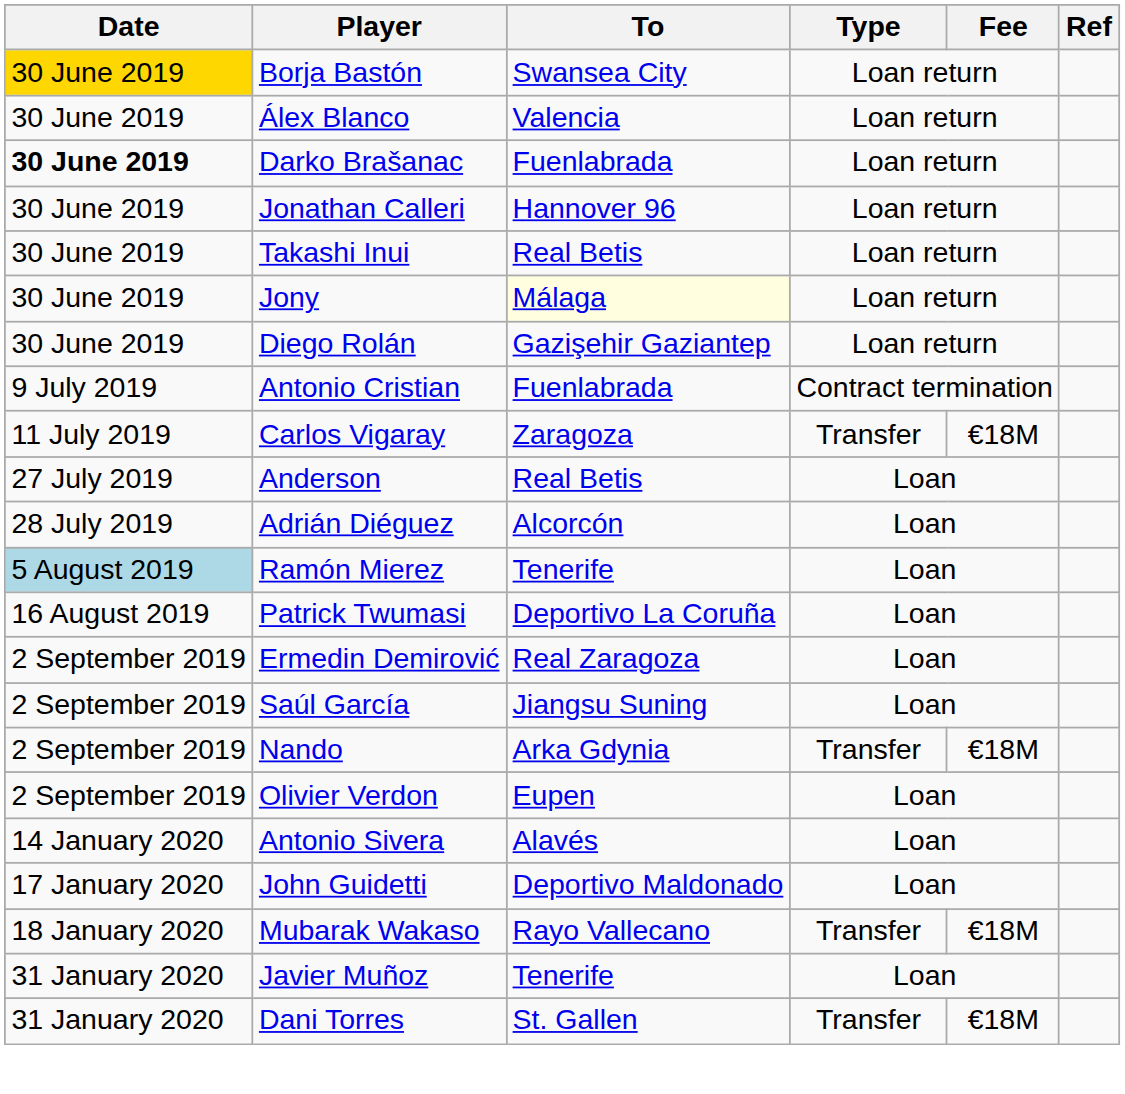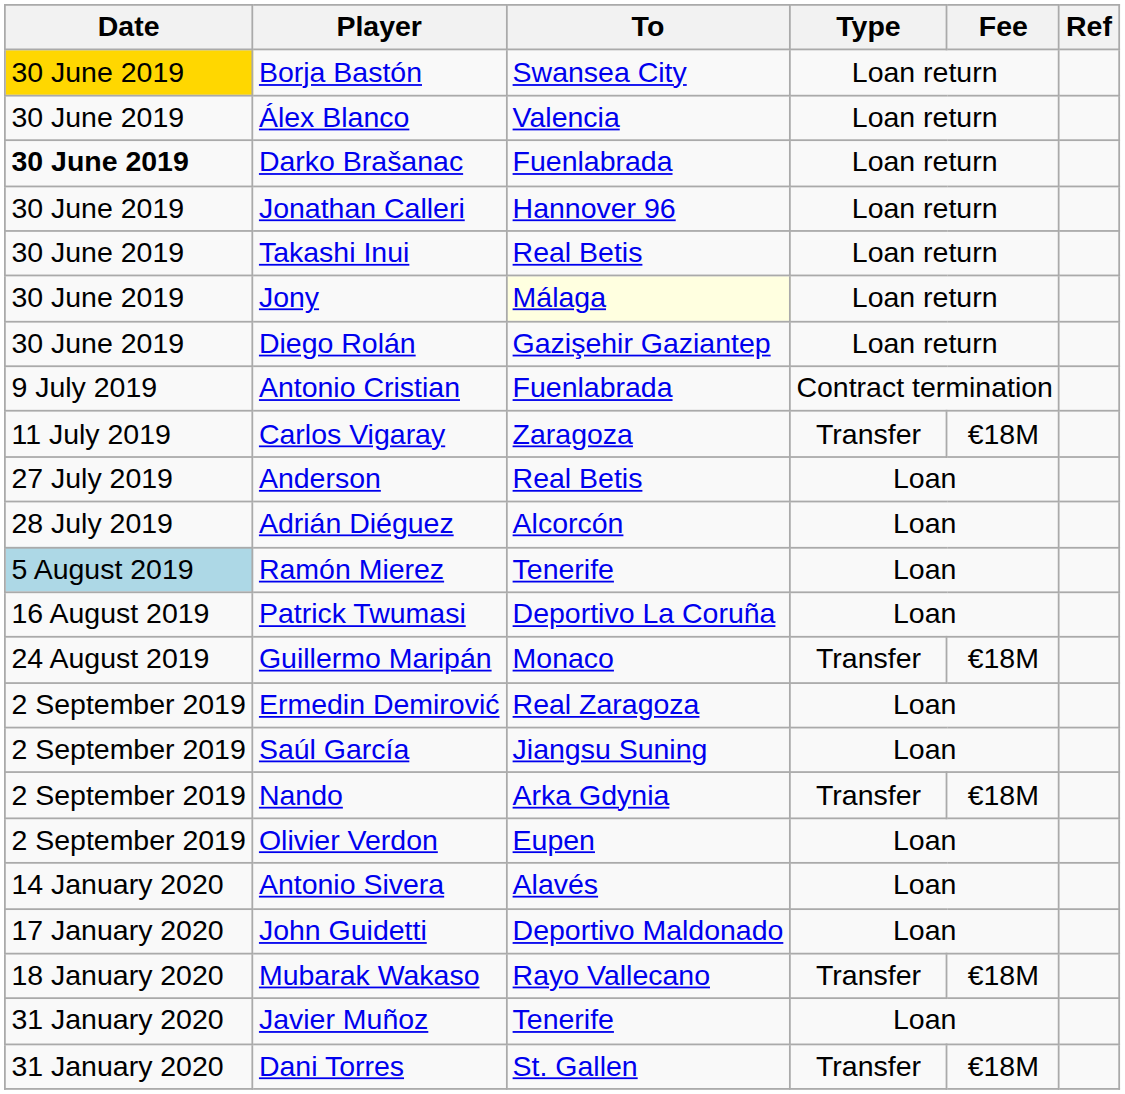+ row: (375, 659)
